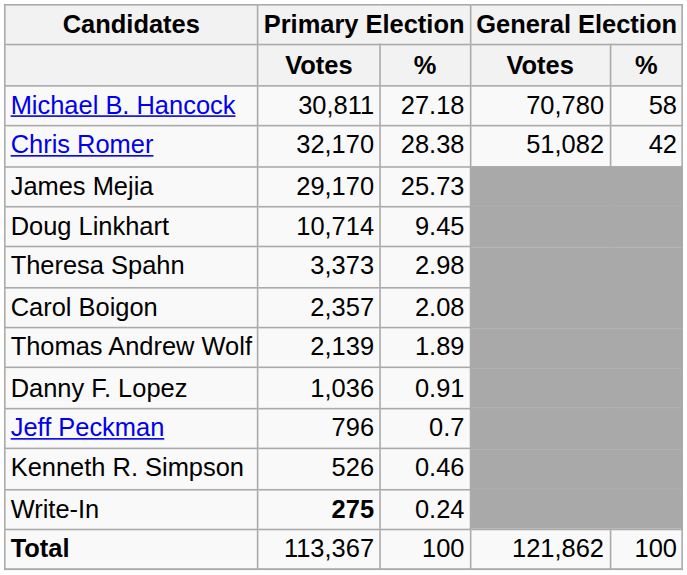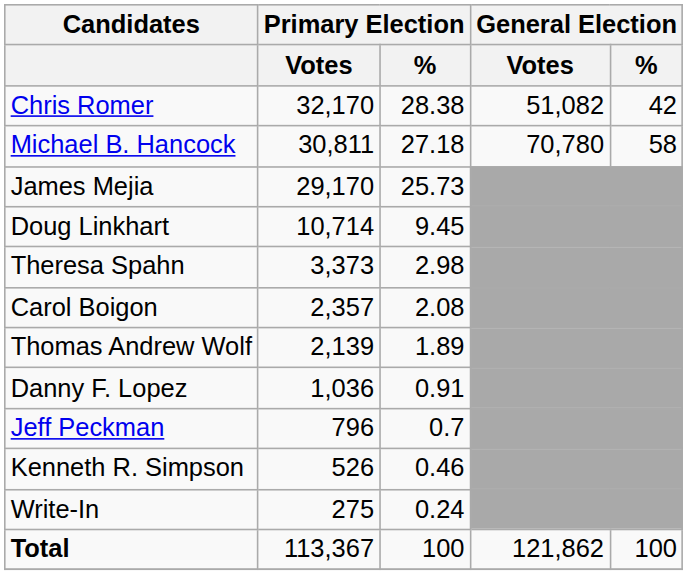rows swapped: (123, 105) <-> (82, 145)
(353, 508) bold -> (353, 508) normal
